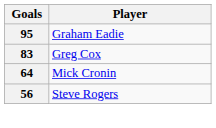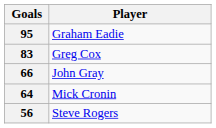+ row: (27, 73)
